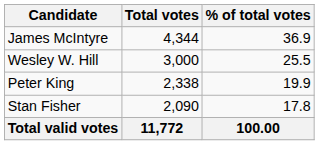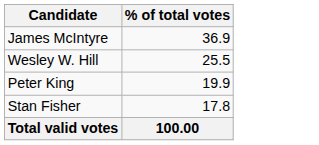- column: (162, 15)
